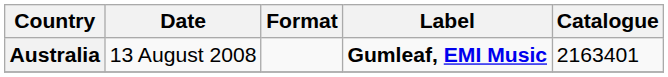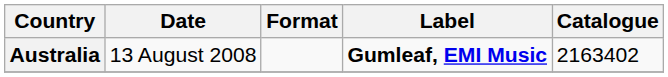(598, 54) 2163401 -> (598, 54) 2163402
